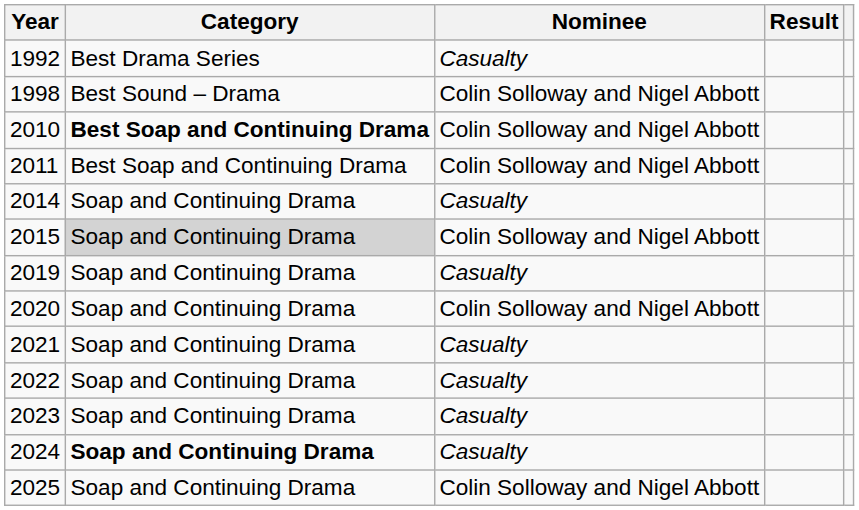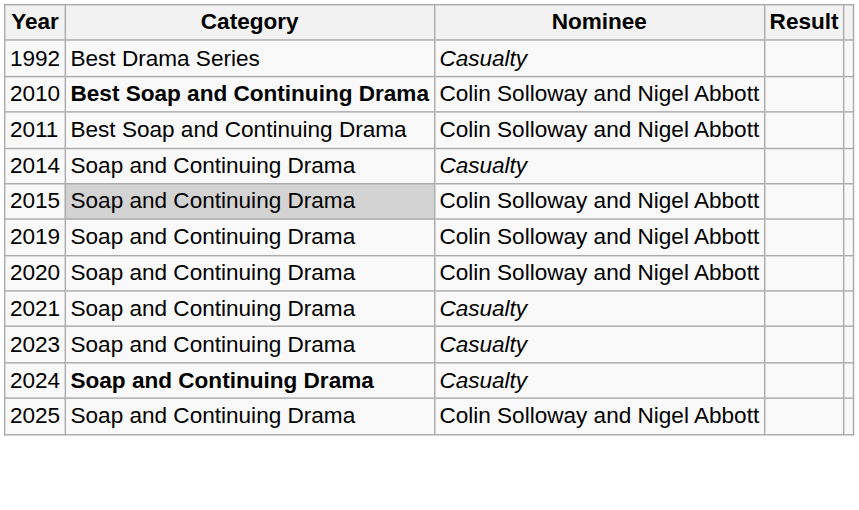- row: (35, 93)
(483, 272) Casualty -> (599, 237) Colin Solloway and Nigel Abbott
- row: (35, 380)
